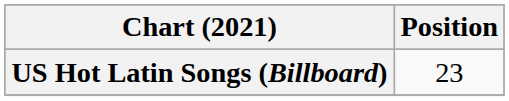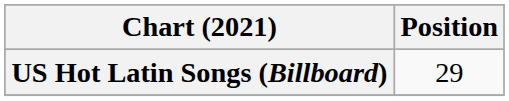(449, 71) 23 -> (449, 71) 29
